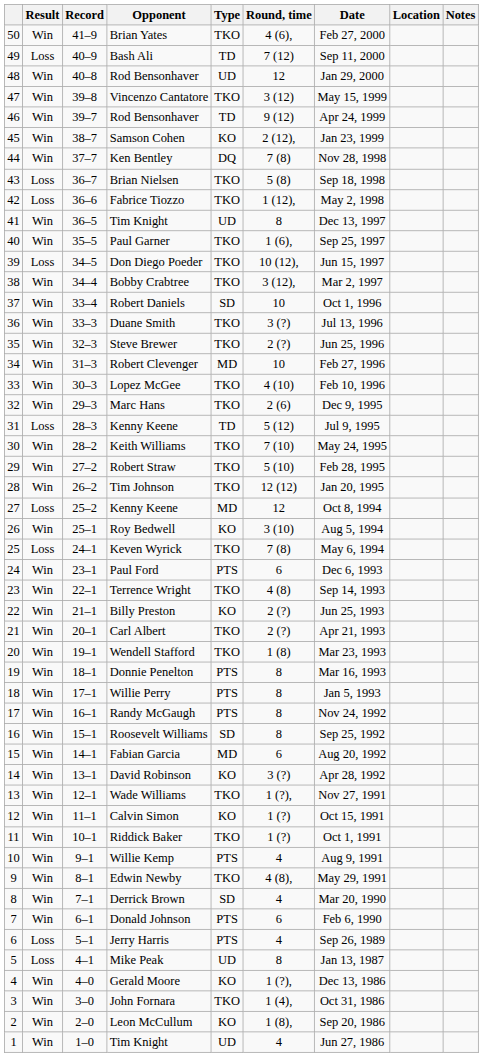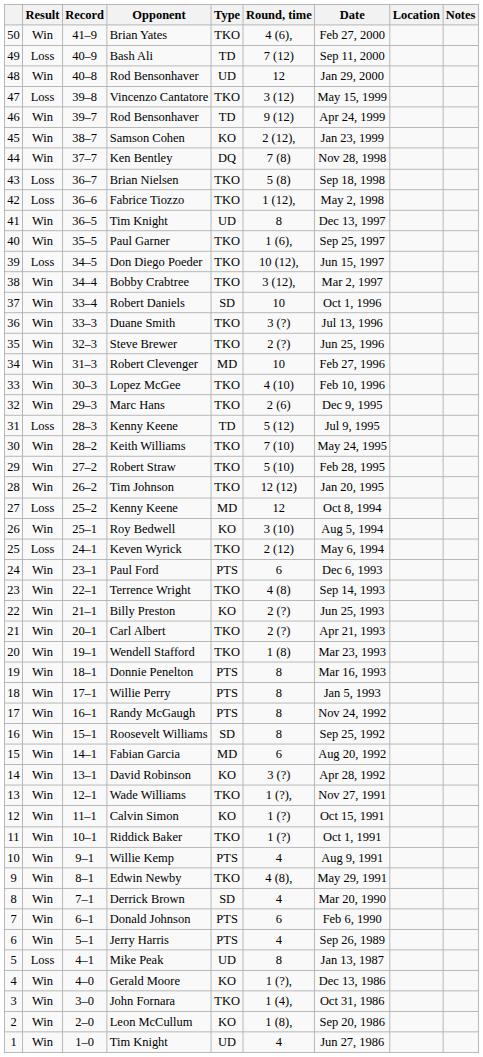(42, 97) Win -> (42, 97) Loss
(279, 549) 7 (8) -> (279, 549) 2 (12)
(42, 939) Loss -> (42, 939) Win
